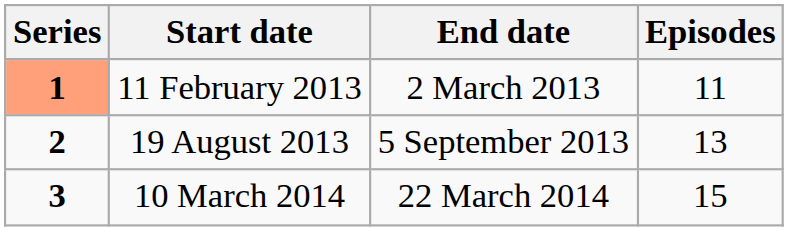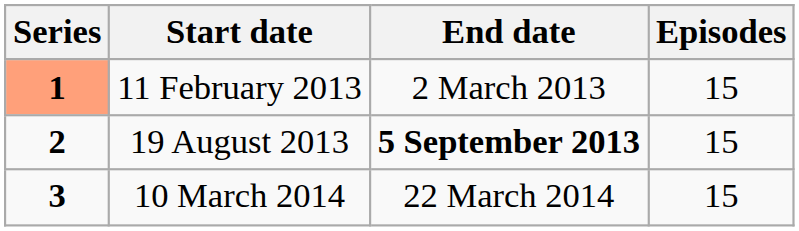(710, 86) 11 -> (721, 86) 15
(503, 141) normal -> (509, 141) bold
(710, 141) 13 -> (721, 141) 15
